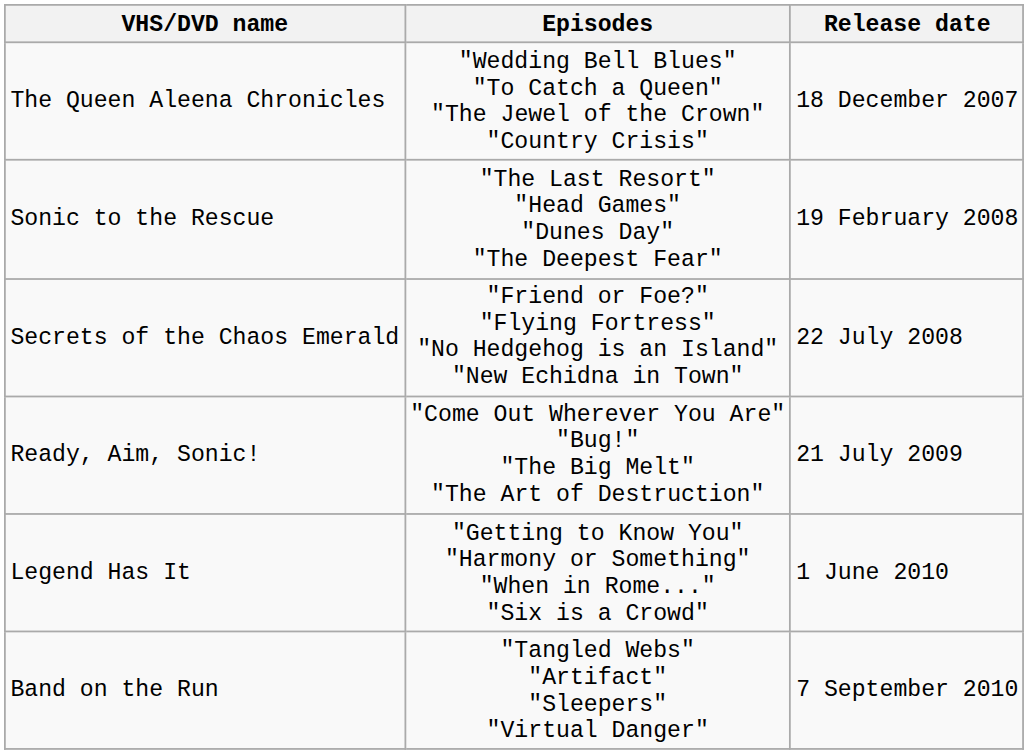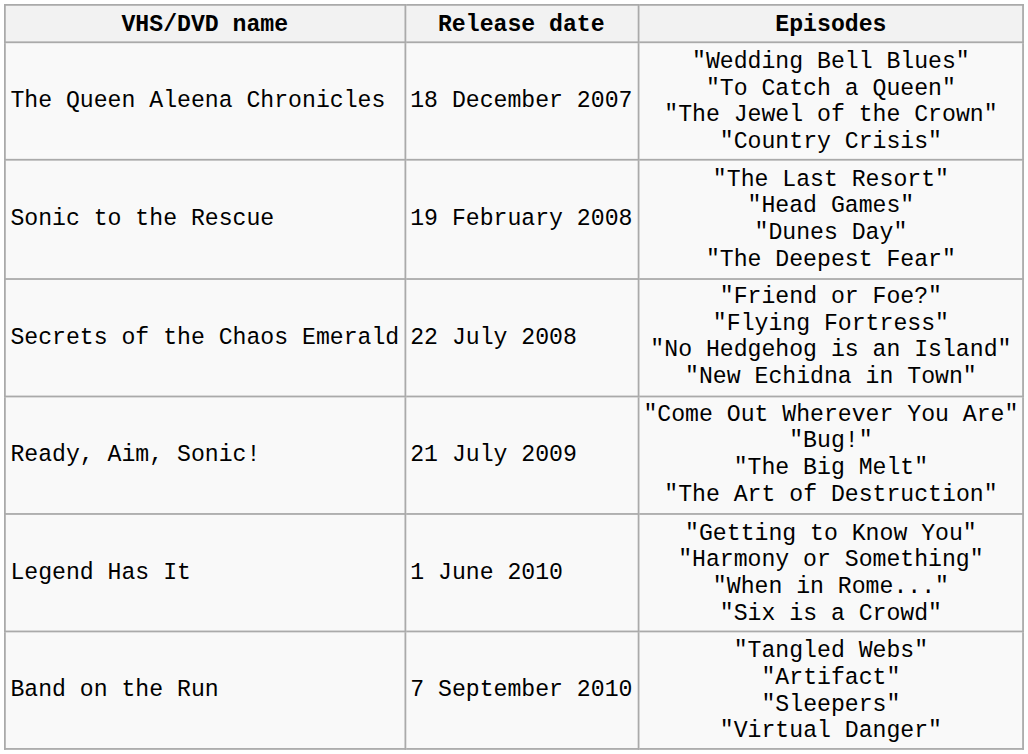columns swapped: (598, 24) <-> (907, 24)
